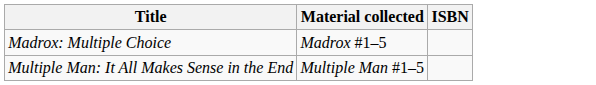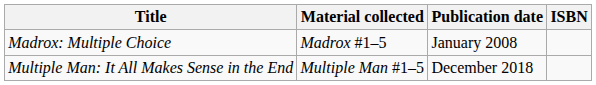+ column: (487, 17)
